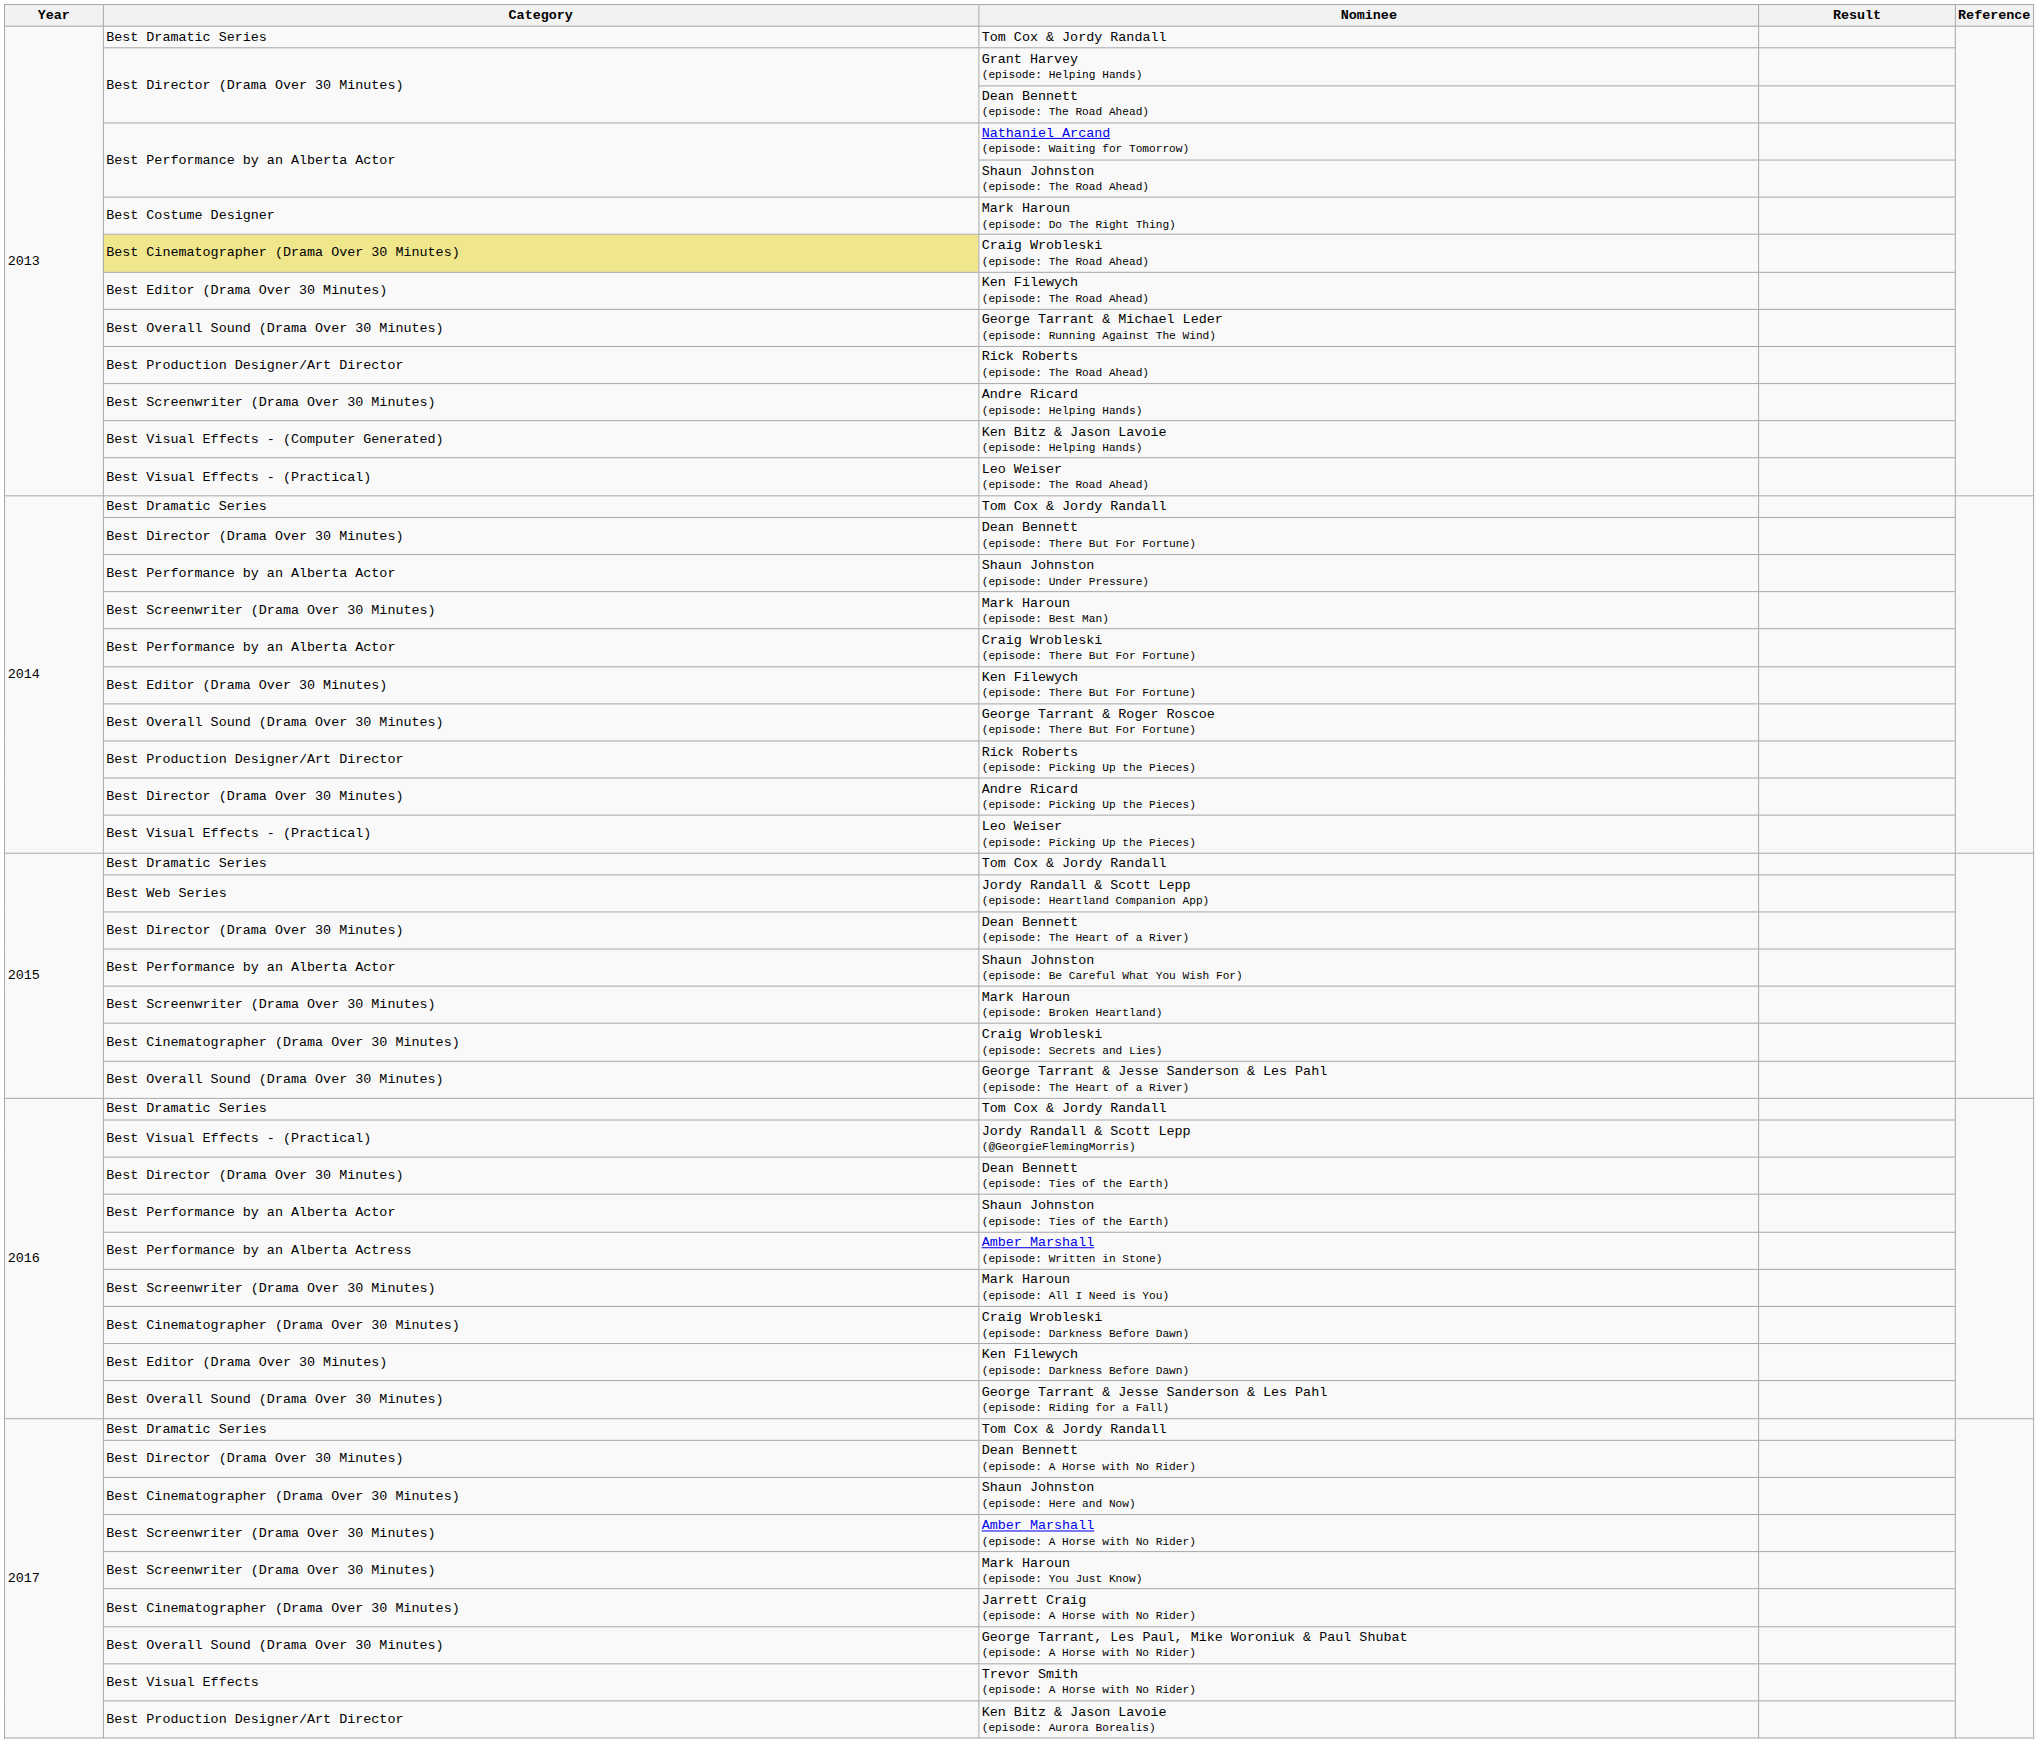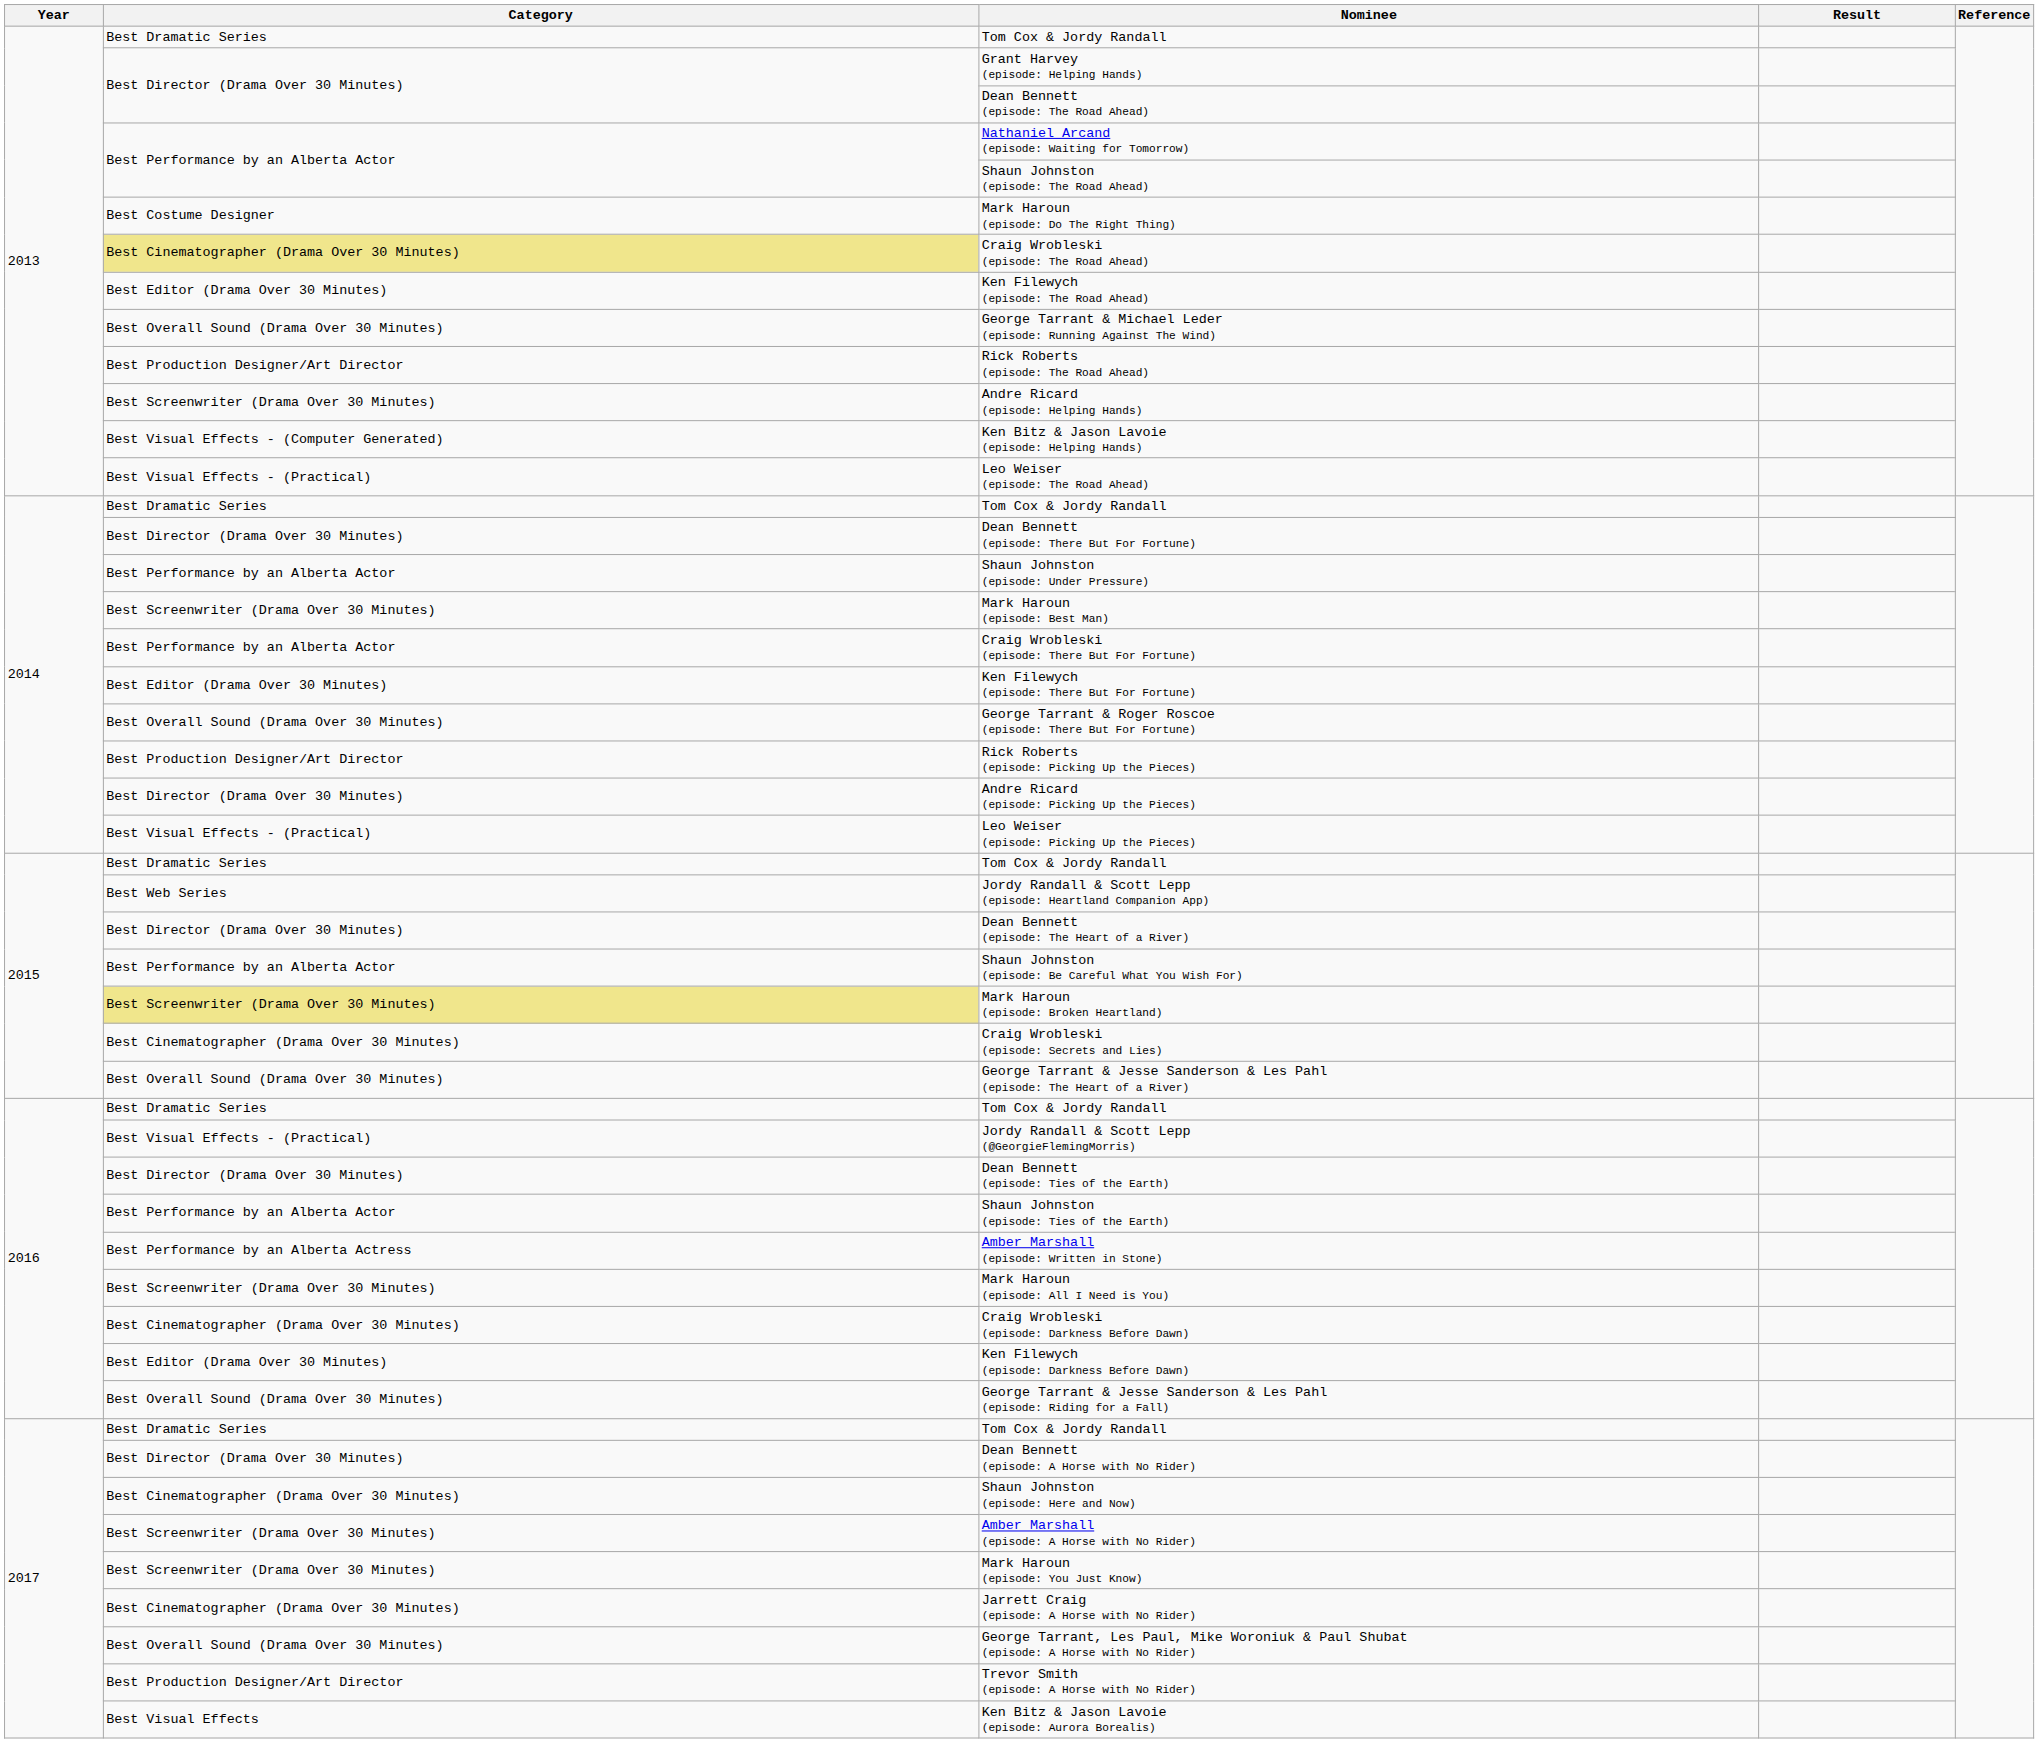(271, 1005) no background -> (271, 1005) khaki background
(182, 1682) Best Visual Effects -> (255, 1682) Best Production Designer/Art Director
(255, 1720) Best Production Designer/Art Director -> (182, 1720) Best Visual Effects
